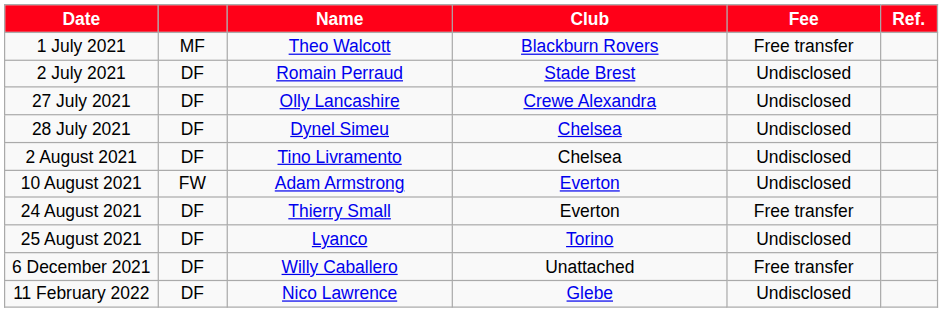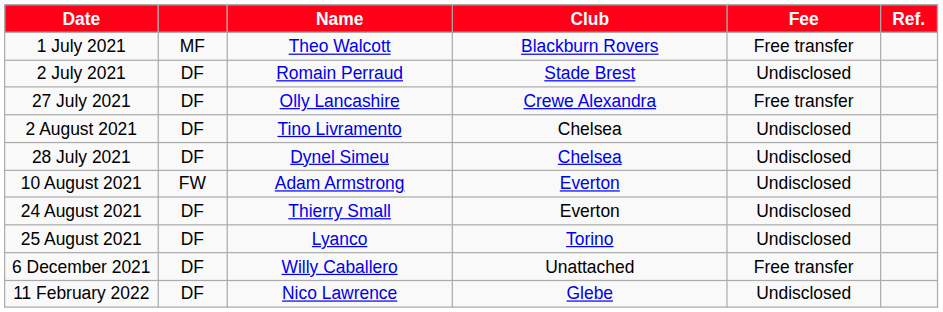(804, 101) Undisclosed -> (804, 101) Free transfer
rows swapped: (81, 129) <-> (81, 156)
(804, 211) Free transfer -> (804, 211) Undisclosed
